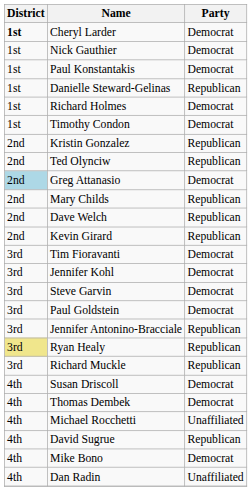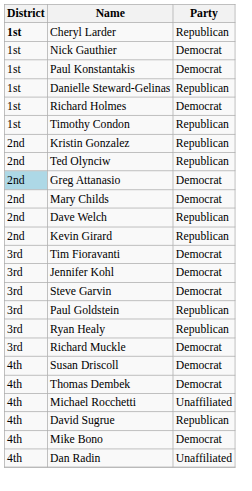(210, 32) Democrat -> (202, 32) Republican
(210, 124) Democrat -> (202, 124) Republican
(214, 198) Republican -> (199, 198) Democrat
(210, 310) Democrat -> (202, 310) Republican
- row: (116, 328)
(15, 347) khaki background -> (15, 328) no background
(214, 365) Republican -> (199, 347) Democrat
